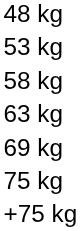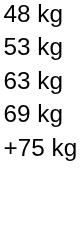- row: (33, 80)
- row: (33, 181)
